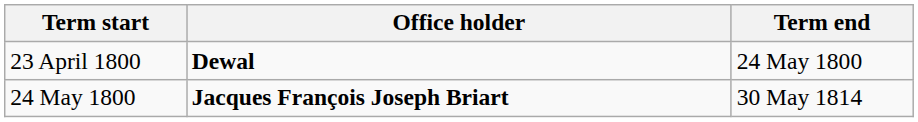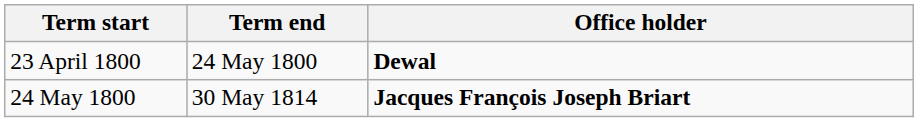columns swapped: (822, 23) <-> (459, 23)
